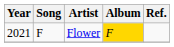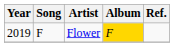(19, 32) 2021 -> (19, 32) 2019
